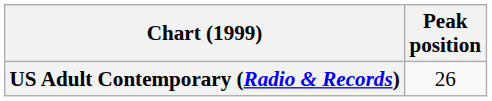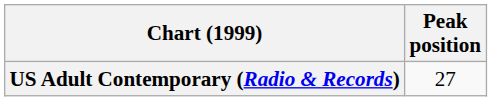(445, 78) 26 -> (445, 78) 27
